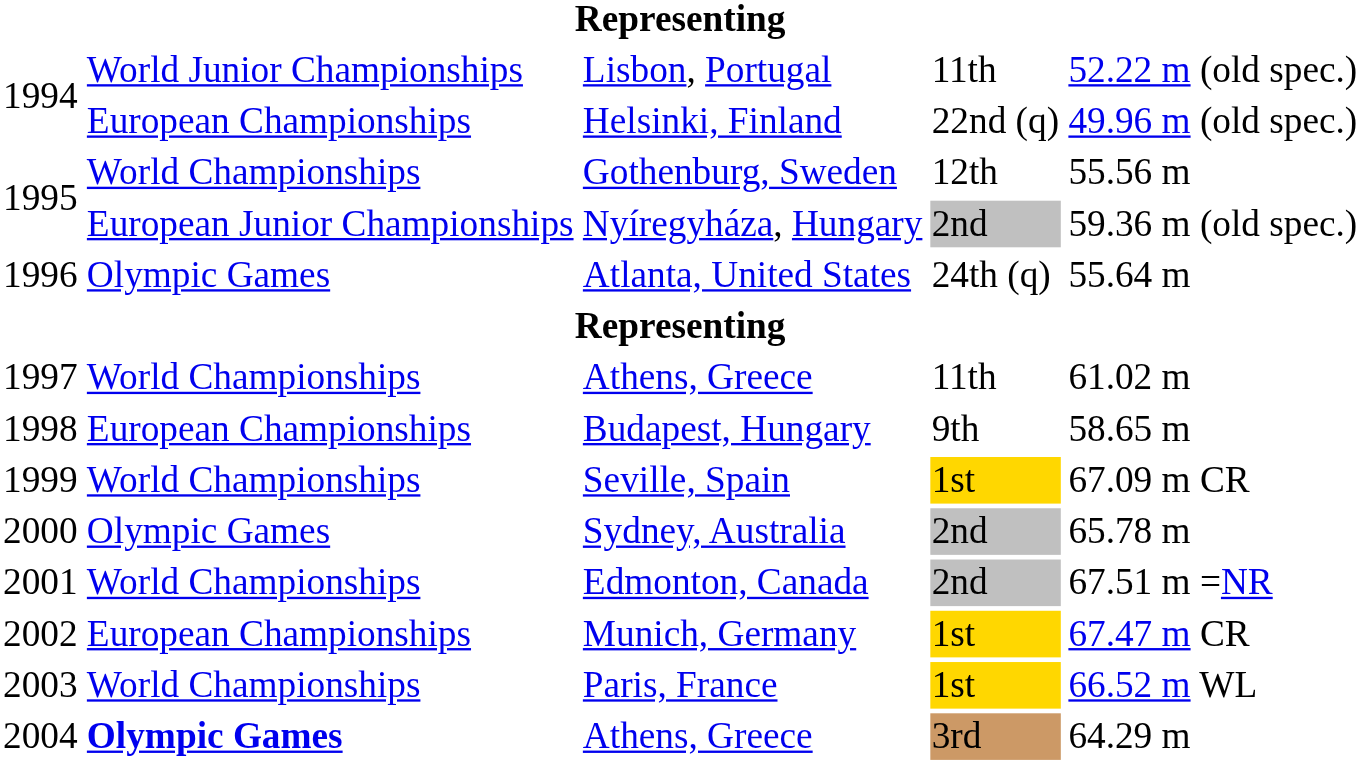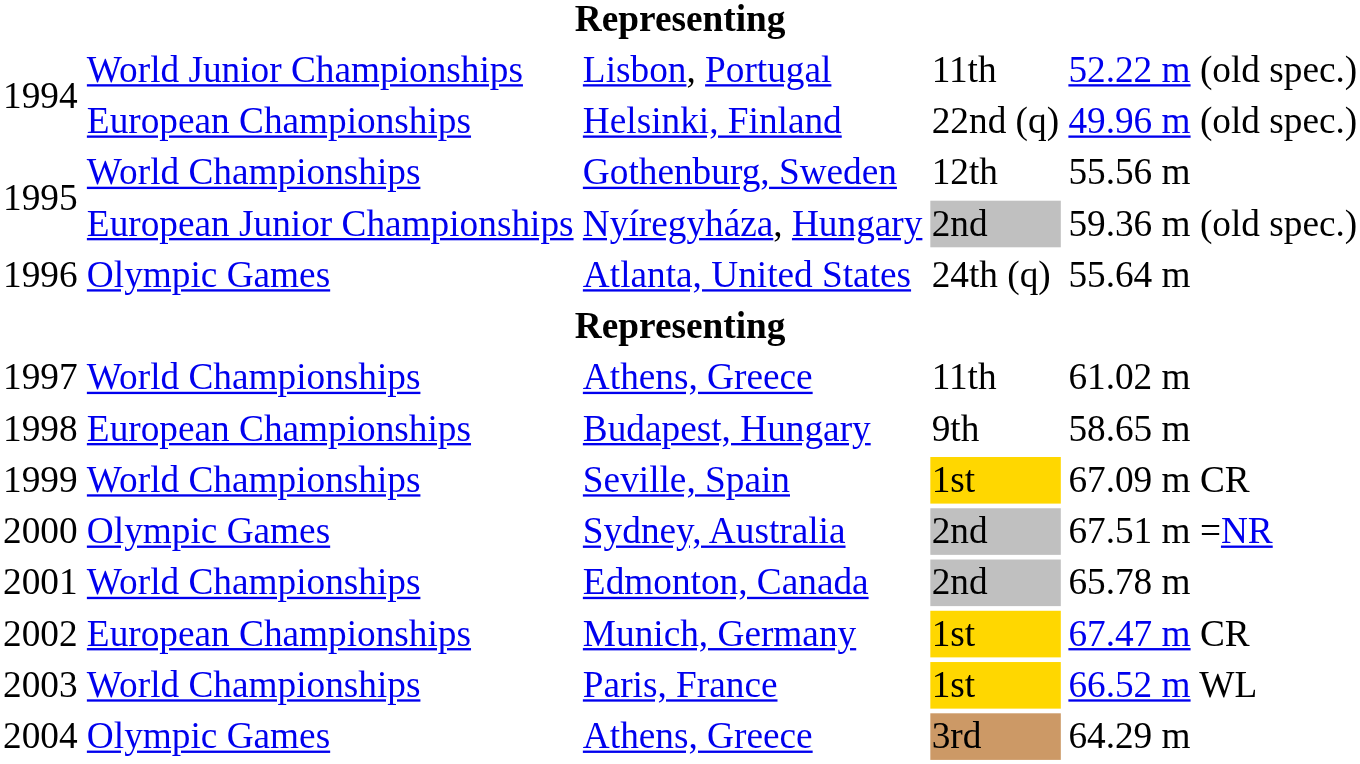(1129, 530) 65.78 m -> (1171, 530) 67.51 m =NR
(1171, 582) 67.51 m =NR -> (1129, 582) 65.78 m
(215, 735) bold -> (209, 735) normal
